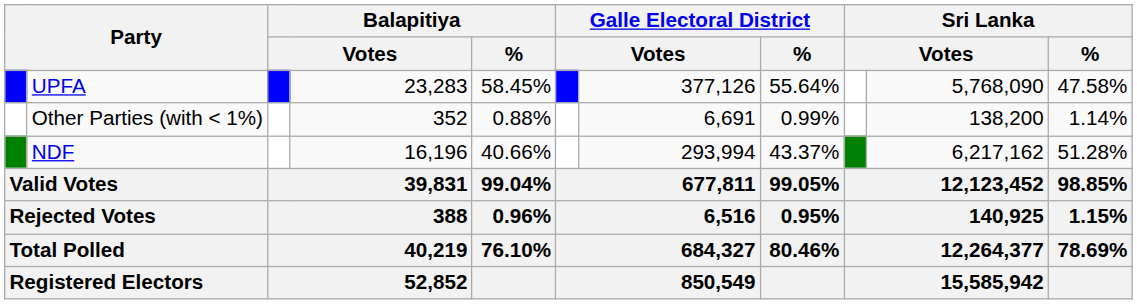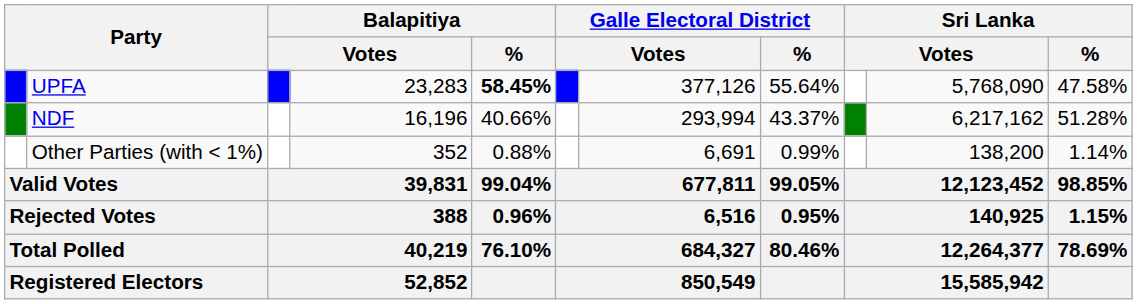(516, 86) normal -> (516, 86) bold
rows swapped: (53, 151) <-> (147, 119)
